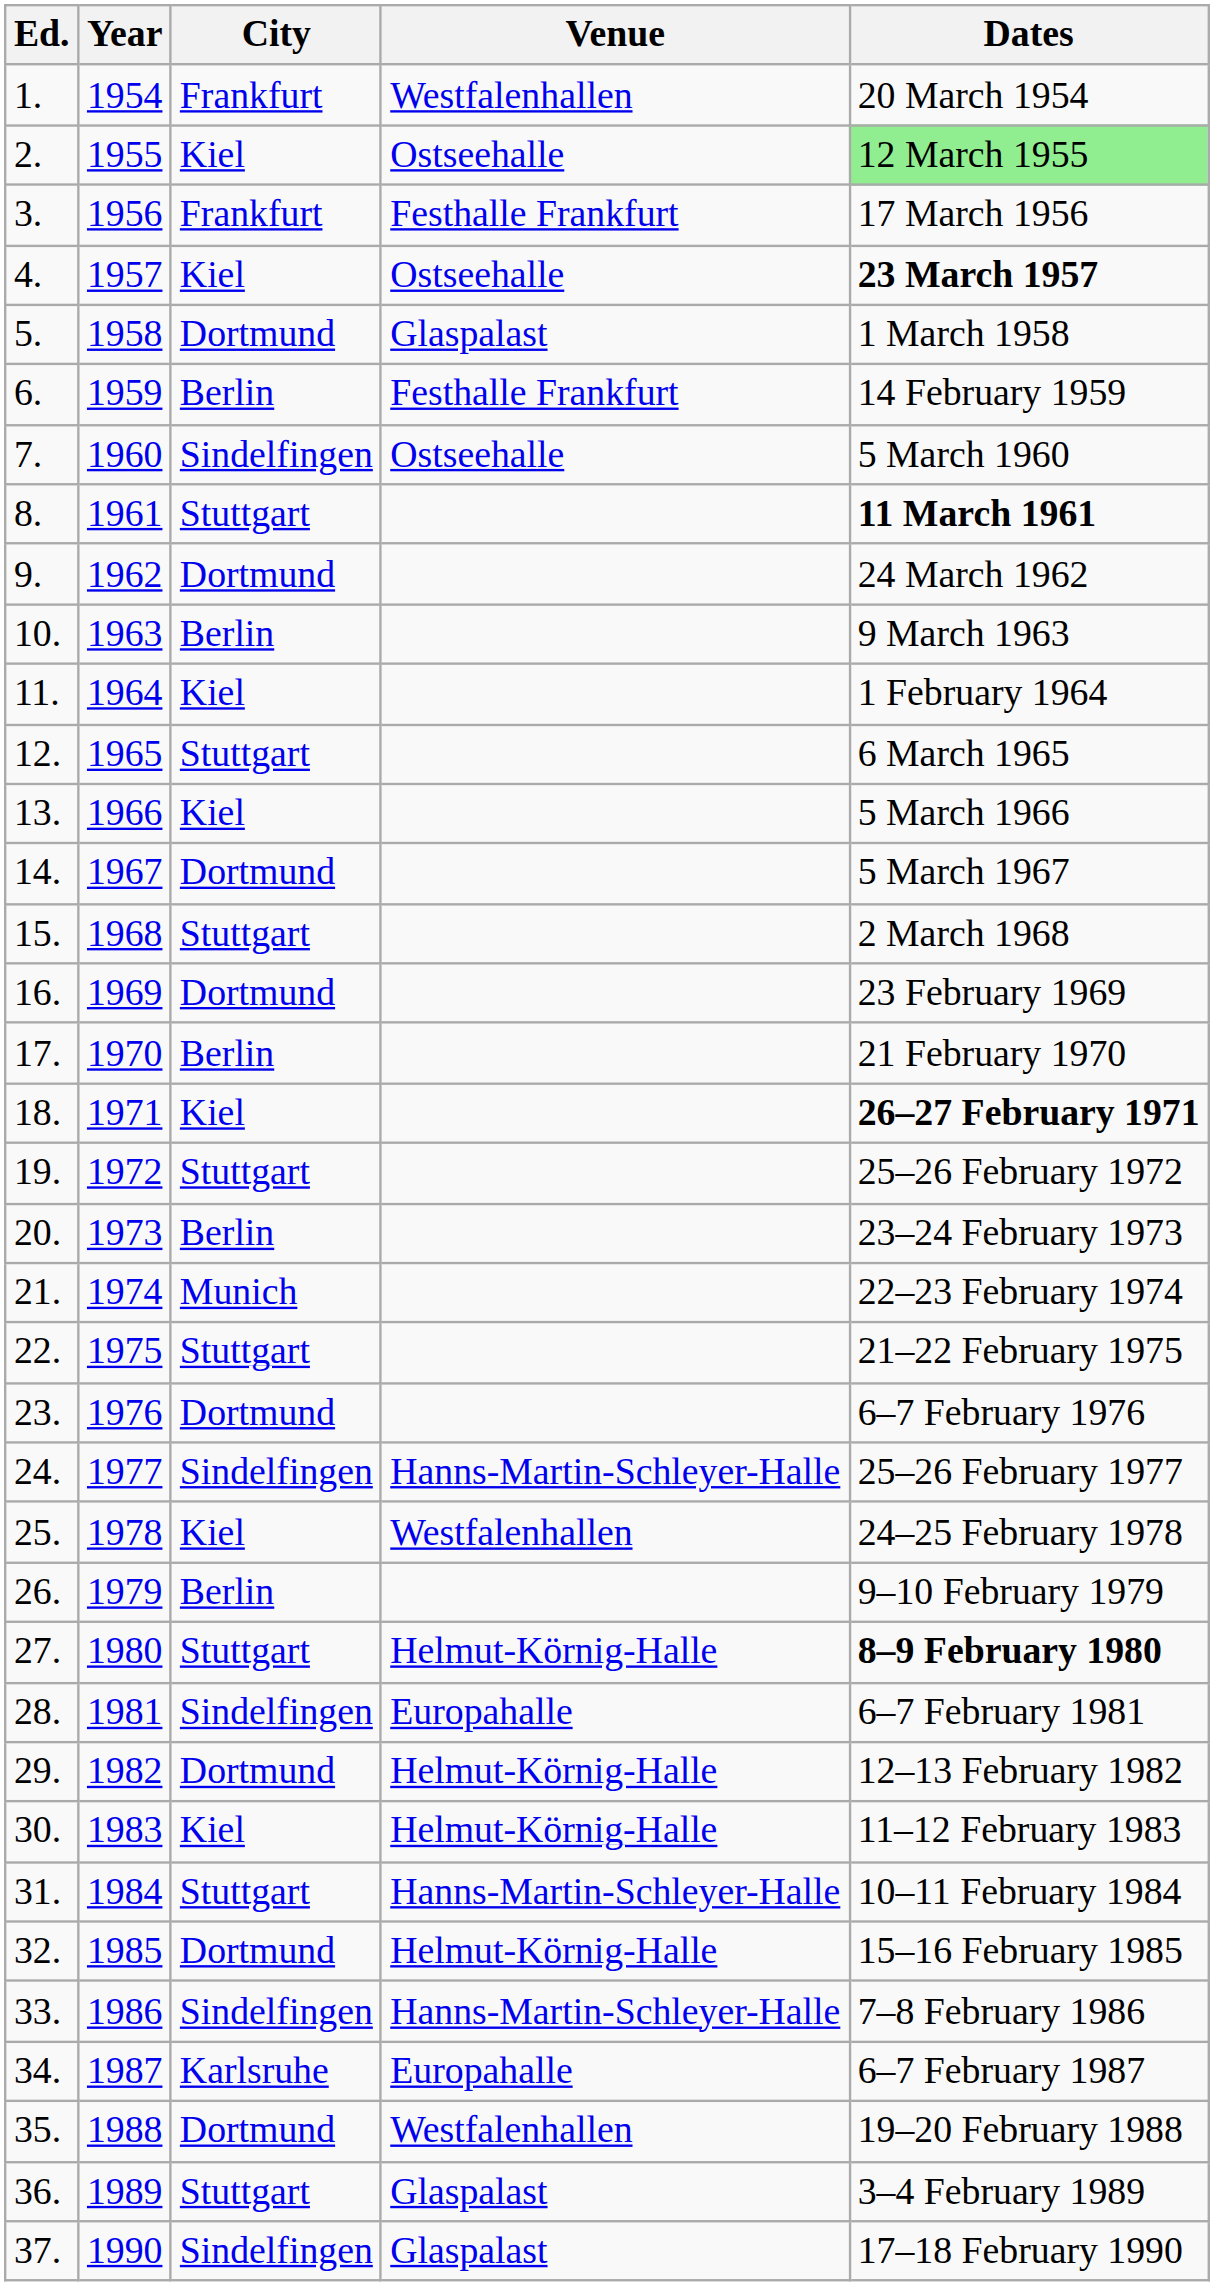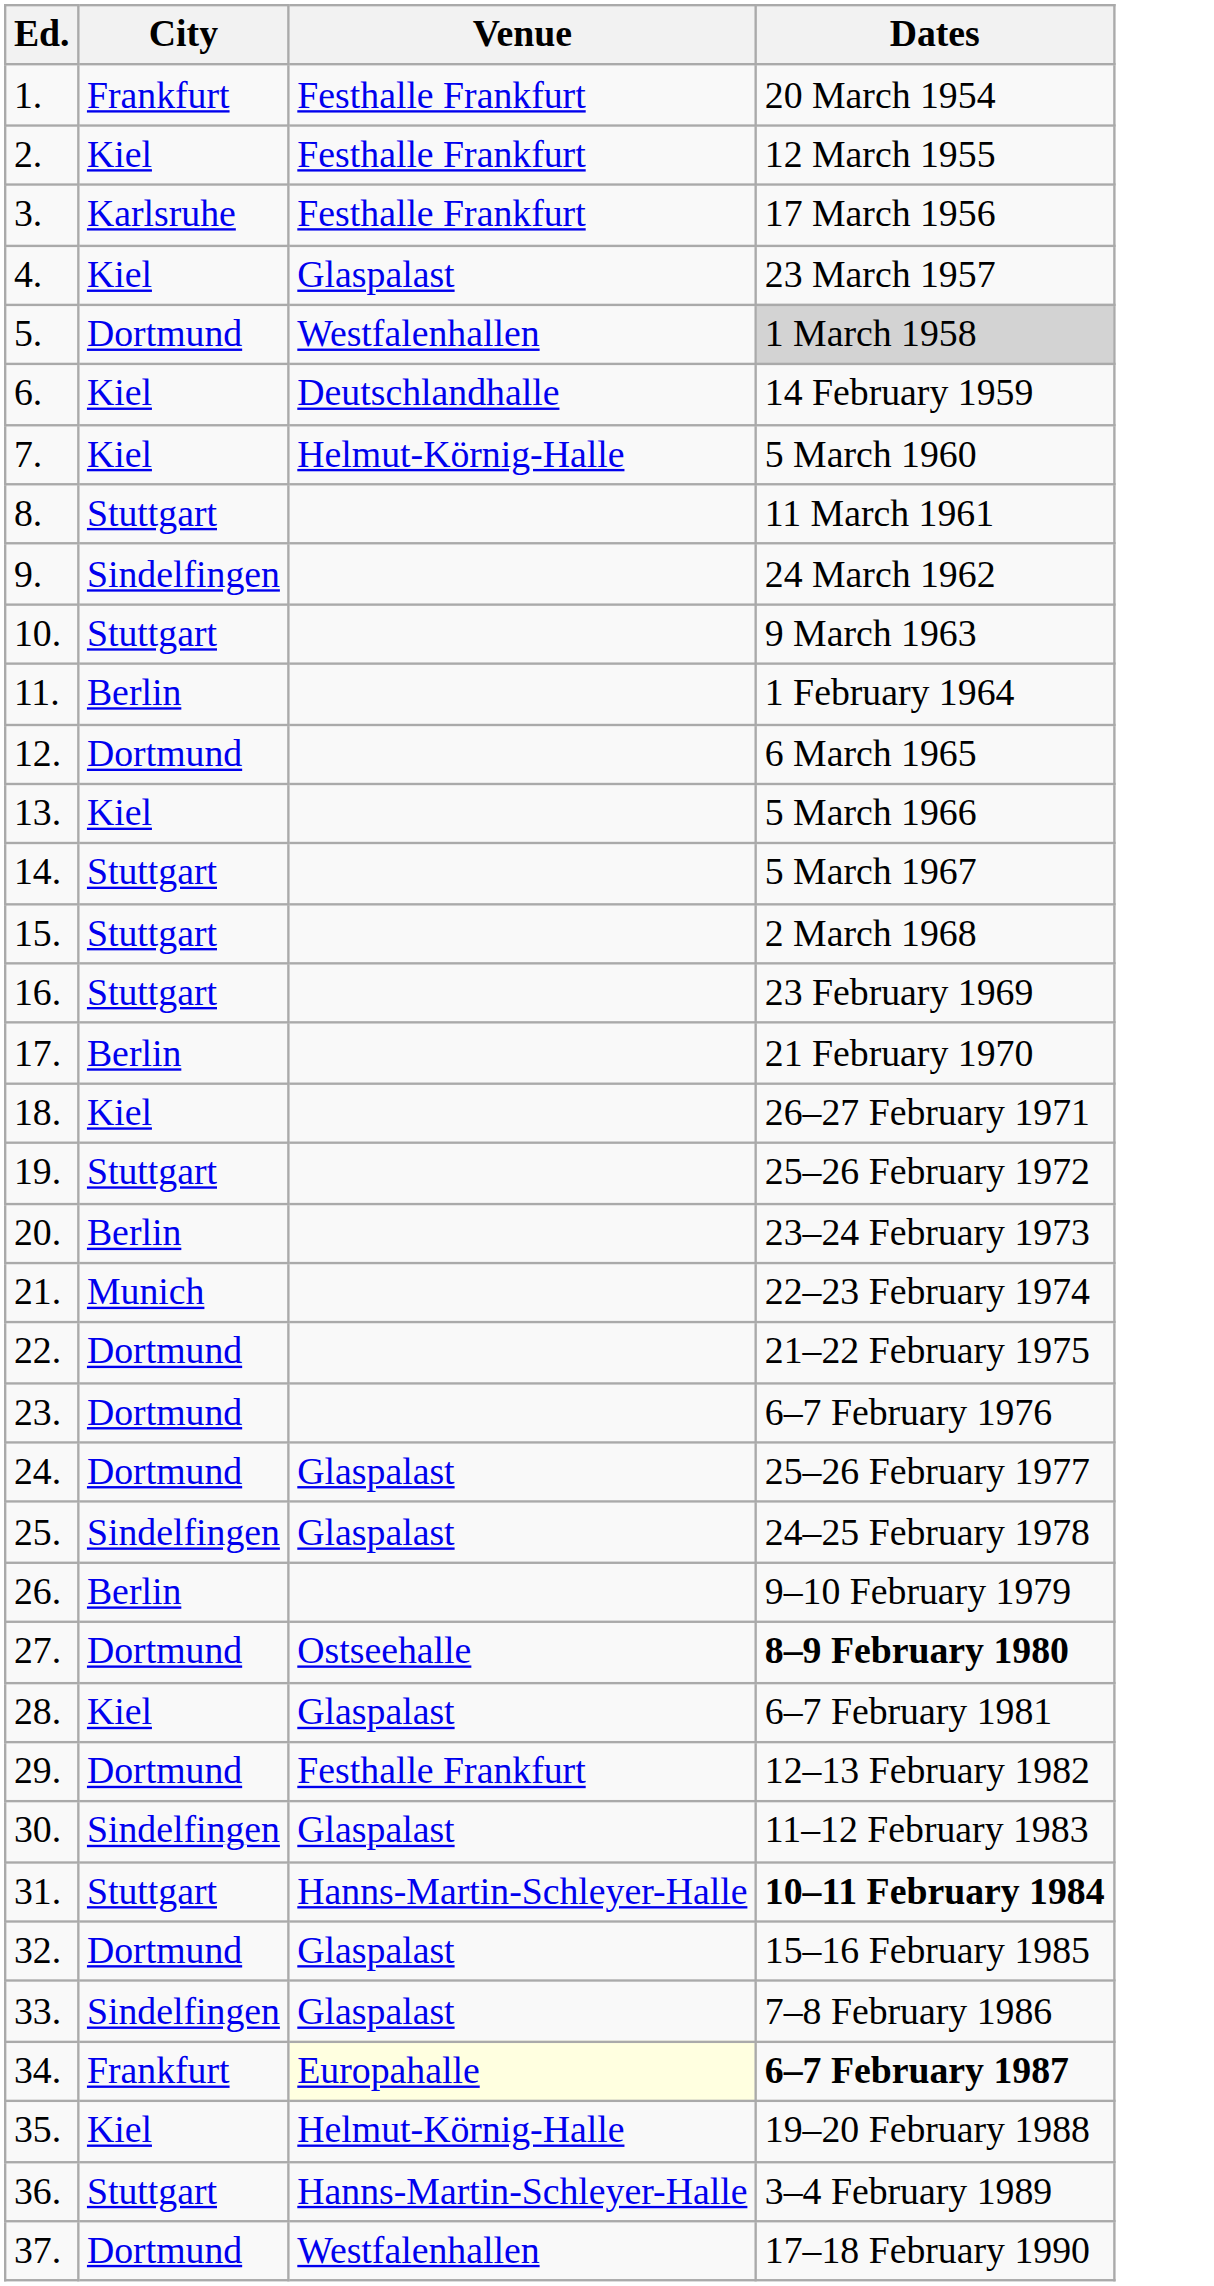- column: (125, 34)
(511, 94) Westfalenhallen -> (442, 94) Festhalle Frankfurt
(477, 154) Ostseehalle -> (442, 154) Festhalle Frankfurt
(973, 154) lightgreen background -> (880, 154) no background
(251, 214) Frankfurt -> (161, 214) Karlsruhe
(477, 273) Ostseehalle -> (376, 273) Glaspalast
(978, 273) bold -> (880, 273) normal
(469, 333) Glaspalast -> (418, 333) Westfalenhallen
(964, 333) no background -> (871, 333) lightgrey background
(227, 393) Berlin -> (119, 393) Kiel
(534, 393) Festhalle Frankfurt -> (428, 393) Deutschlandhalle
(276, 453) Sindelfingen -> (119, 453) Kiel
(477, 453) Ostseehalle -> (461, 453) Helmut-Körnig-Halle
(977, 513) bold -> (879, 513) normal
(257, 573) Dortmund -> (183, 573) Sindelfingen
(227, 633) Berlin -> (152, 633) Stuttgart
(212, 693) Kiel -> (134, 693) Berlin
(245, 753) Stuttgart -> (165, 753) Dortmund
(257, 872) Dortmund -> (152, 872) Stuttgart
(257, 992) Dortmund -> (152, 992) Stuttgart
(1029, 1112) bold -> (927, 1112) normal
(245, 1351) Stuttgart -> (165, 1351) Dortmund
(276, 1471) Sindelfingen -> (165, 1471) Dortmund
(615, 1471) Hanns-Martin-Schleyer-Halle -> (376, 1471) Glaspalast
(212, 1531) Kiel -> (183, 1531) Sindelfingen
(511, 1531) Westfalenhallen -> (376, 1531) Glaspalast
(245, 1651) Stuttgart -> (165, 1651) Dortmund
(554, 1651) Helmut-Körnig-Halle -> (384, 1651) Ostseehalle
(276, 1711) Sindelfingen -> (119, 1711) Kiel
(481, 1711) Europahalle -> (376, 1711) Glaspalast
(554, 1771) Helmut-Körnig-Halle -> (442, 1771) Festhalle Frankfurt
(212, 1830) Kiel -> (183, 1830) Sindelfingen
(554, 1830) Helmut-Körnig-Halle -> (376, 1830) Glaspalast
(1020, 1890) normal -> (935, 1890) bold
(554, 1950) Helmut-Körnig-Halle -> (376, 1950) Glaspalast
(615, 2010) Hanns-Martin-Schleyer-Halle -> (376, 2010) Glaspalast
(254, 2070) Karlsruhe -> (158, 2070) Frankfurt
(481, 2070) no background -> (389, 2070) lightyellow background
(1001, 2070) normal -> (917, 2070) bold
(257, 2130) Dortmund -> (119, 2130) Kiel
(511, 2130) Westfalenhallen -> (461, 2130) Helmut-Körnig-Halle
(469, 2190) Glaspalast -> (522, 2190) Hanns-Martin-Schleyer-Halle
(276, 2250) Sindelfingen -> (165, 2250) Dortmund
(469, 2250) Glaspalast -> (418, 2250) Westfalenhallen
